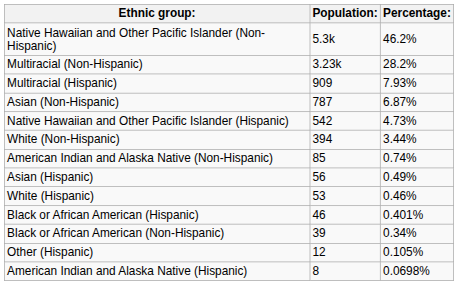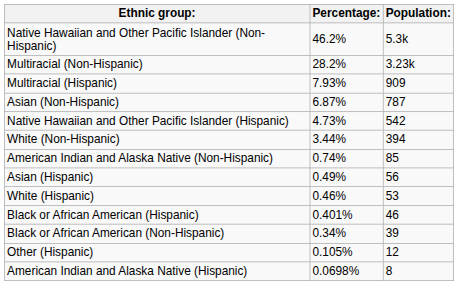columns swapped: (345, 13) <-> (417, 13)
